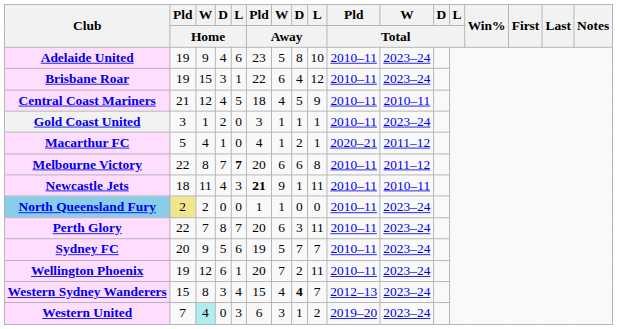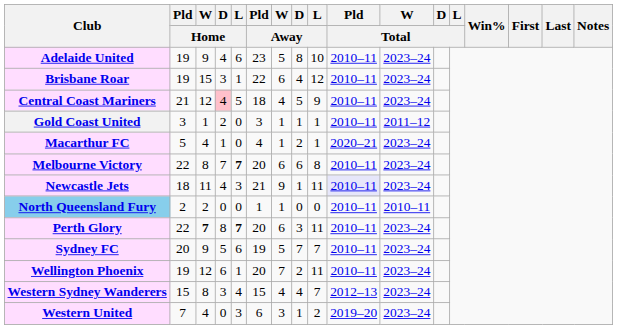(223, 100) no background -> (223, 100) pink background
(407, 100) 2010–11 -> (407, 100) 2023–24
(407, 121) 2023–24 -> (407, 121) 2011–12
(407, 143) 2011–12 -> (407, 143) 2023–24
(407, 164) 2011–12 -> (407, 164) 2023–24
(259, 185) bold -> (259, 185) normal
(354, 185) no background -> (354, 185) lavender background
(407, 185) 2010–11 -> (407, 185) 2023–24
(183, 206) khaki background -> (183, 206) no background
(407, 206) 2023–24 -> (407, 206) 2010–11
(205, 228) normal -> (205, 228) bold
(239, 228) normal -> (239, 228) bold
(299, 292) bold -> (299, 292) normal
(205, 313) paleturquoise background -> (205, 313) no background
